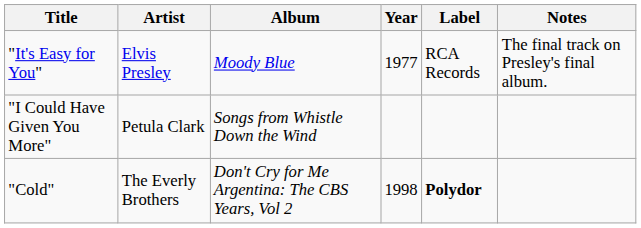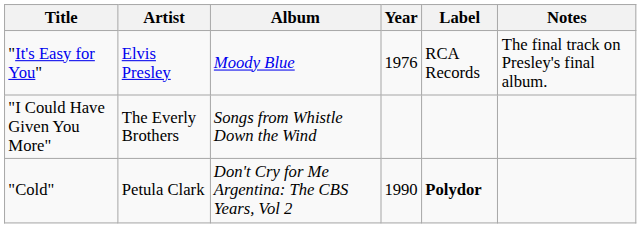(401, 62) 1977 -> (401, 62) 1976
(163, 126) Petula Clark -> (159, 126) The Everly Brothers
(159, 190) The Everly Brothers -> (163, 190) Petula Clark
(401, 190) 1998 -> (401, 190) 1990
